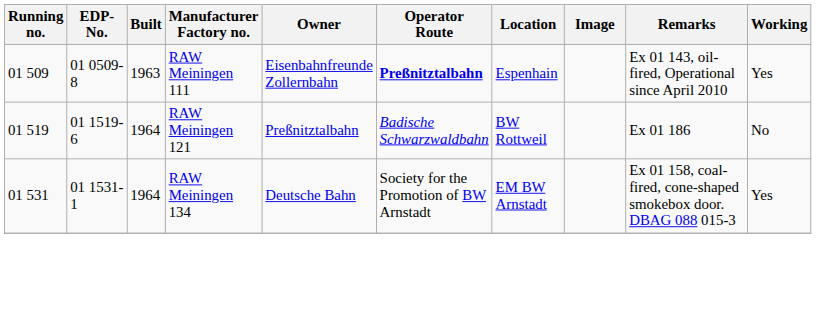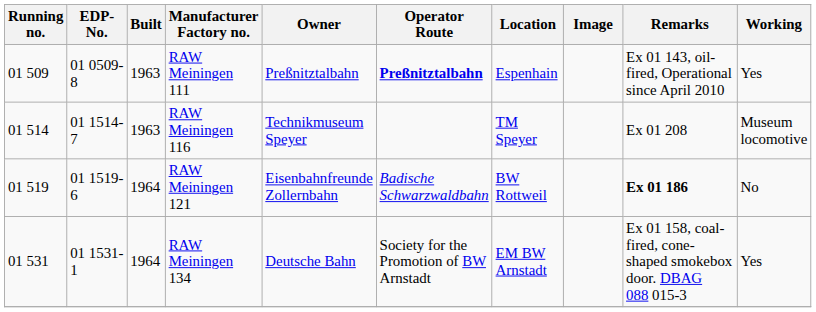(319, 73) Eisenbahnfreunde Zollernbahn -> (312, 73) Preßnitztalbahn
+ row: (201, 130)
(312, 130) Preßnitztalbahn -> (319, 187) Eisenbahnfreunde Zollernbahn
(660, 130) normal -> (657, 187) bold
